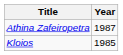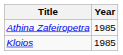(105, 27) 1987 -> (105, 27) 1985
